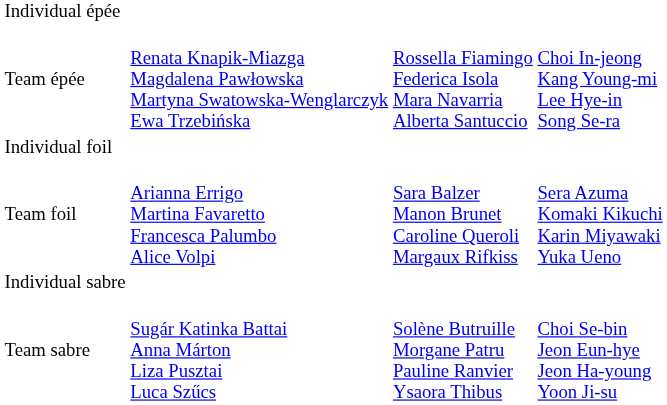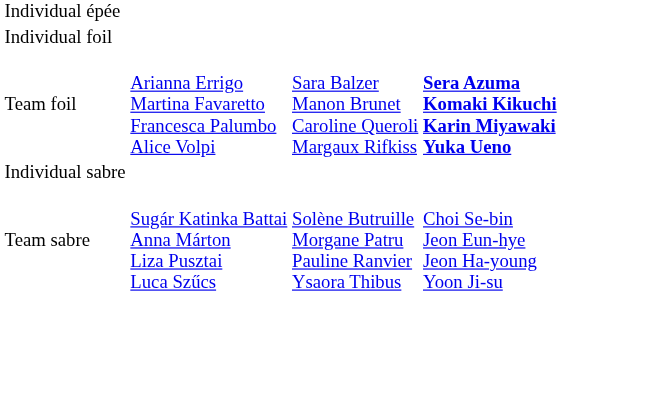- row: (45, 78)
(600, 225) normal -> (490, 115) bold
